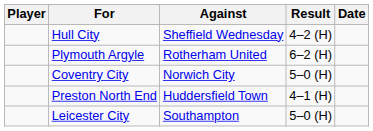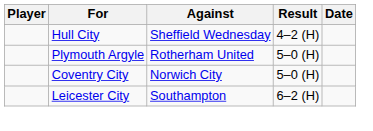(311, 55) 6–2 (H) -> (298, 55) 5–0 (H)
- row: (104, 95)
(311, 116) 5–0 (H) -> (298, 95) 6–2 (H)
